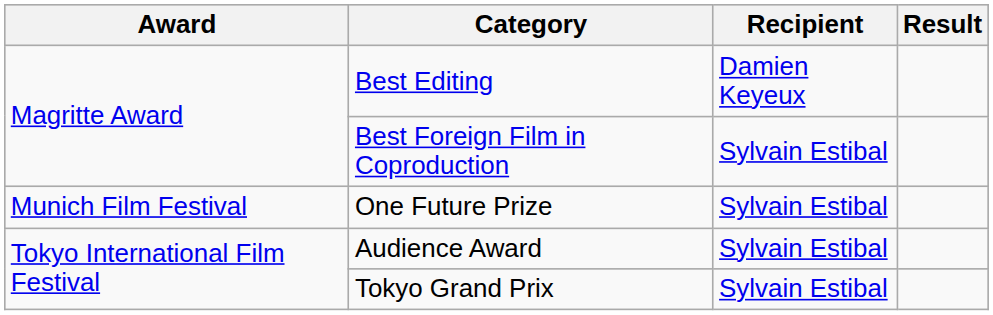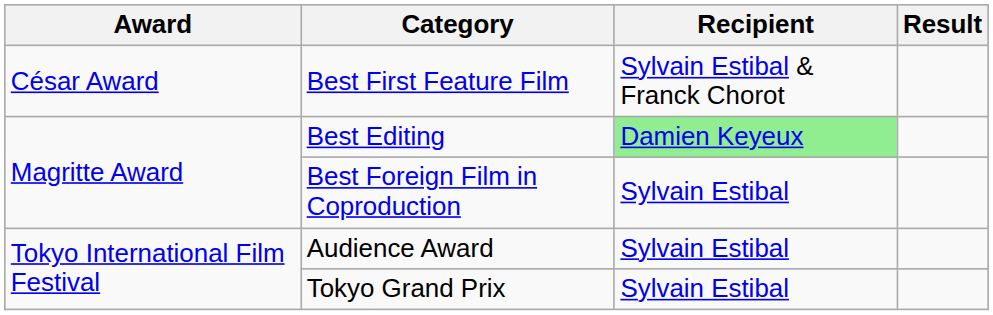+ row: (438, 80)
(764, 80) no background -> (712, 136) lightgreen background
- row: (454, 206)
